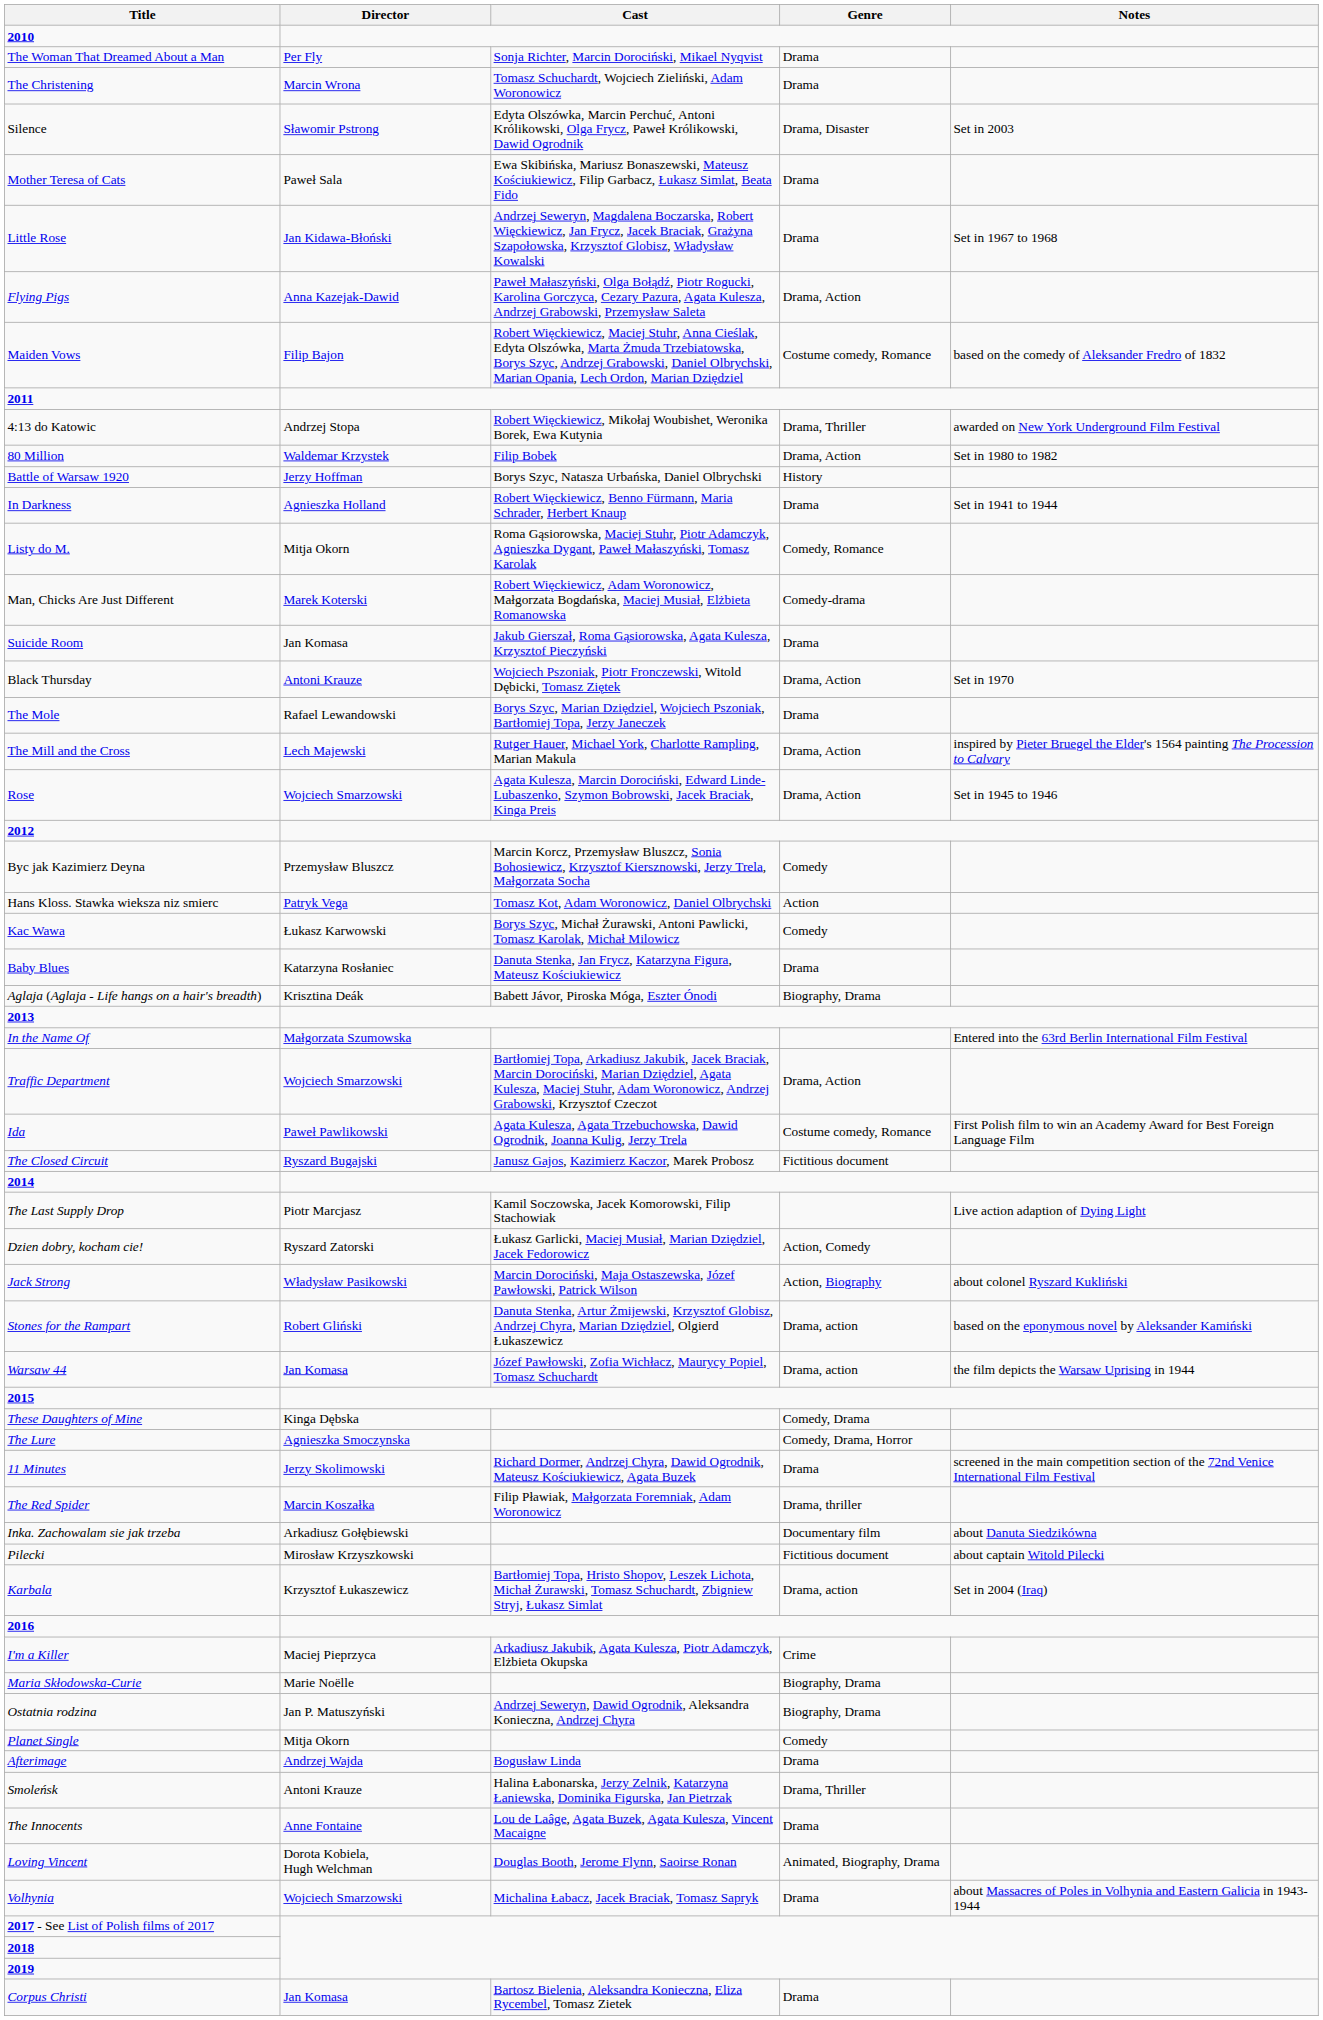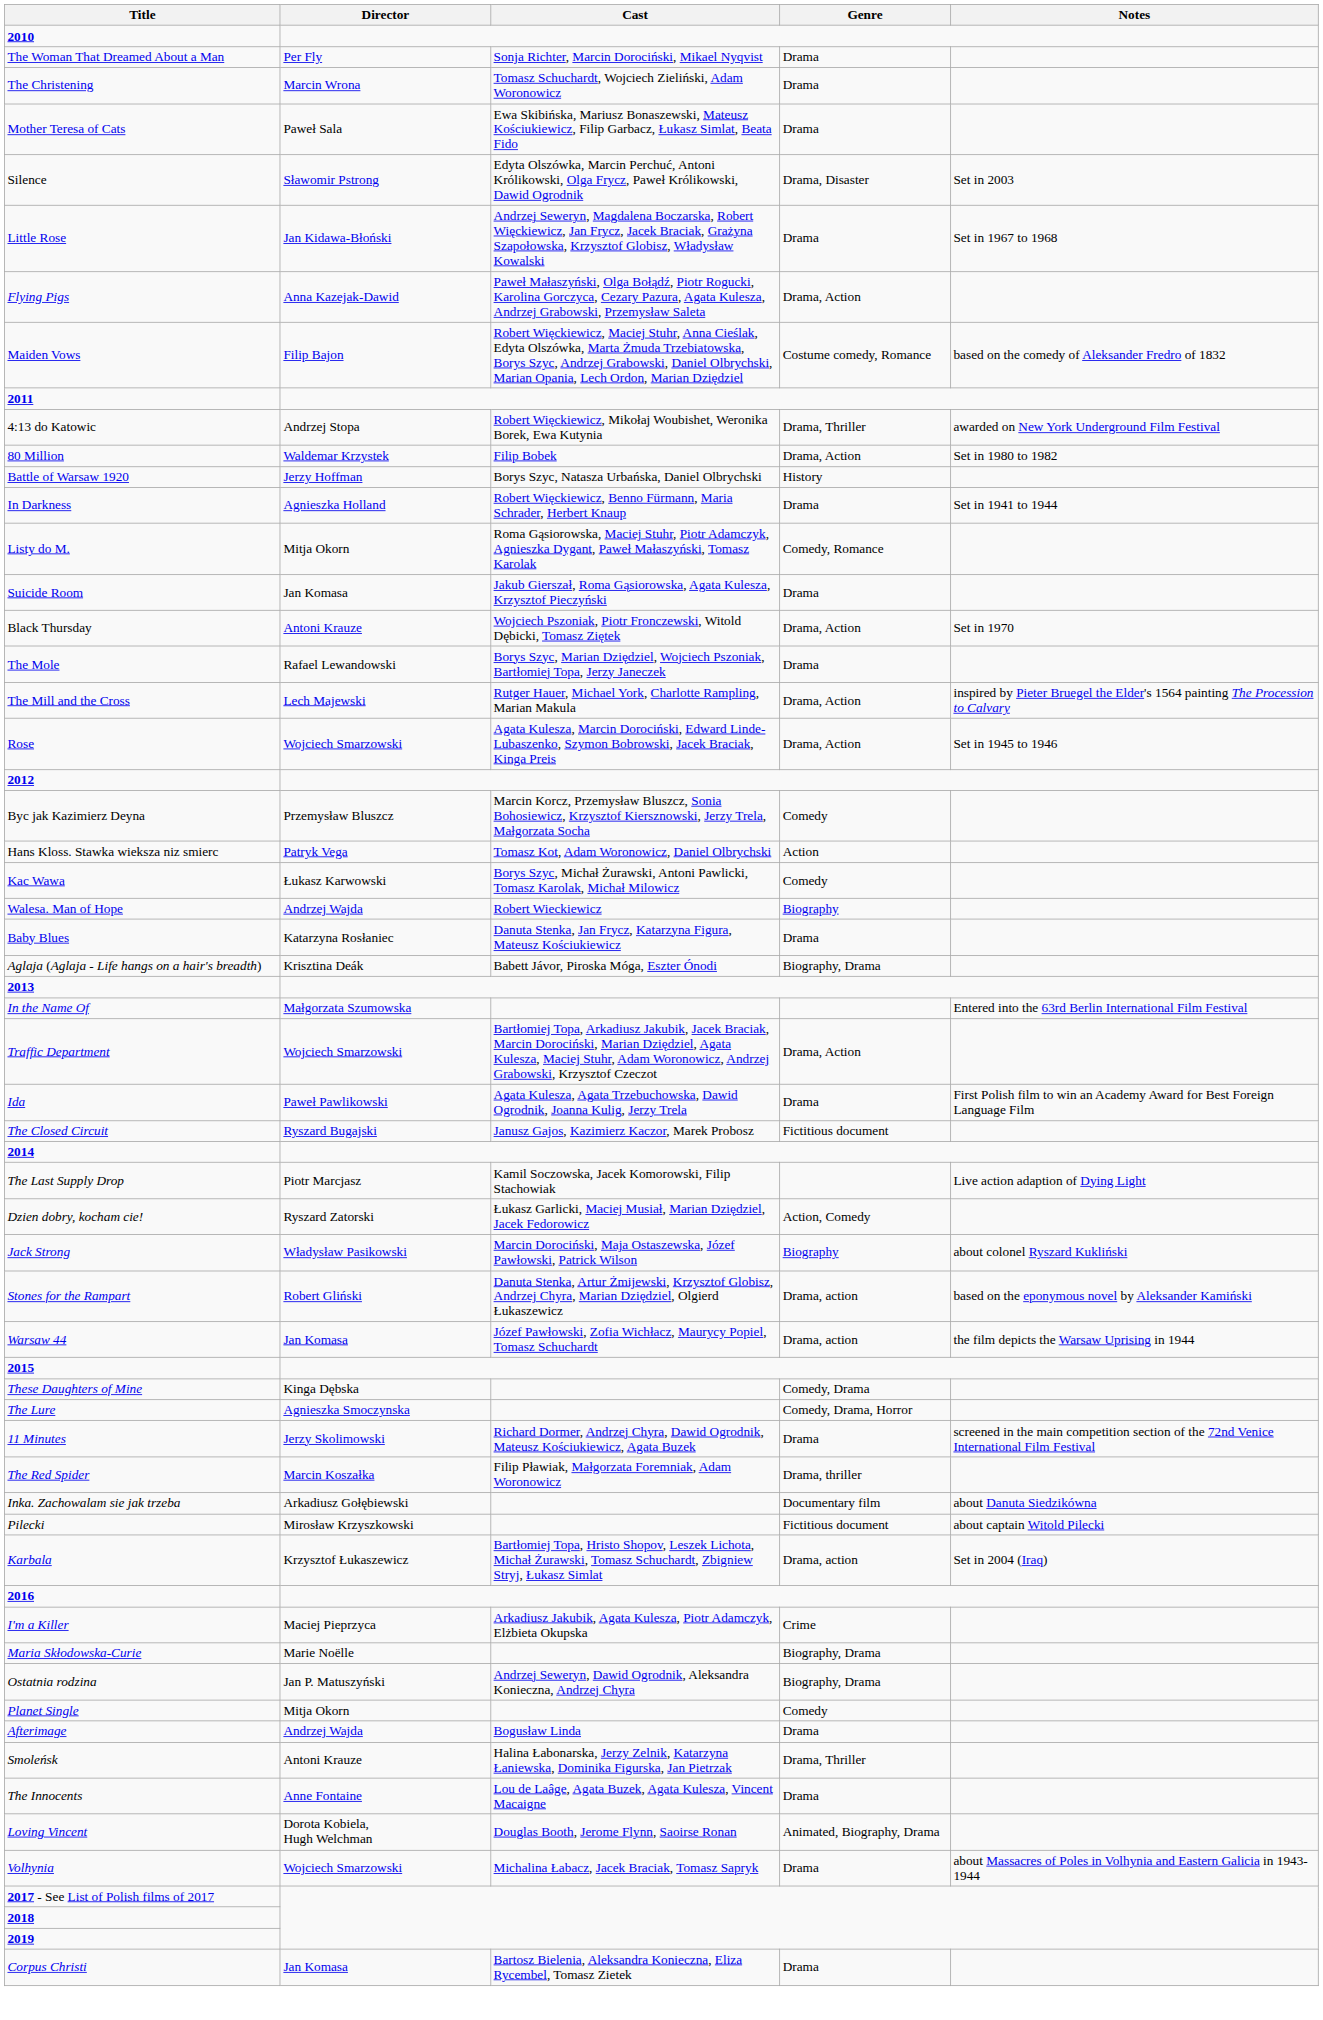rows swapped: (27, 129) <-> (66, 180)
- row: (91, 599)
+ row: (65, 908)
(857, 1132) Costume comedy, Romance -> (801, 1102) Drama
(832, 1282) Action, Biography -> (811, 1252) Biography
